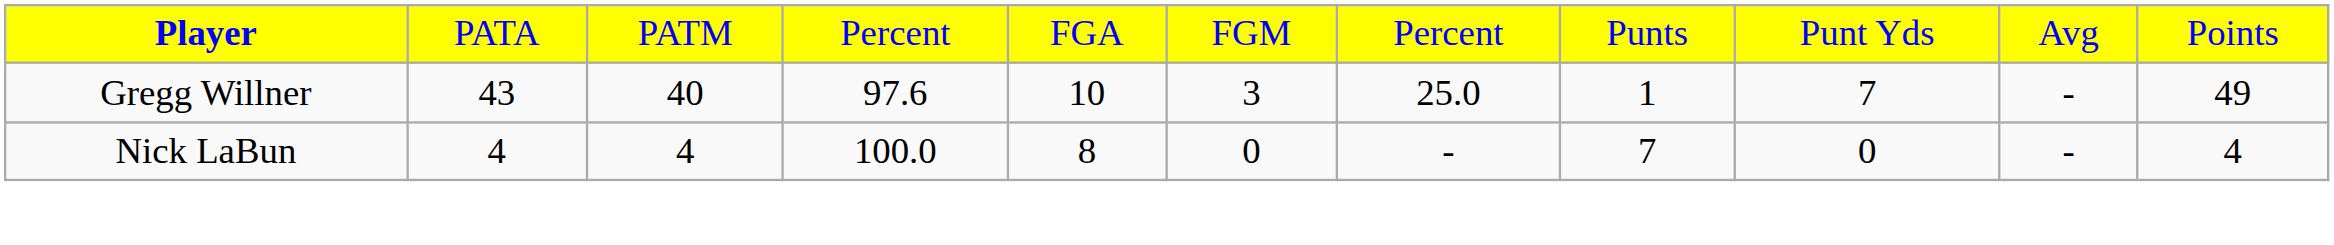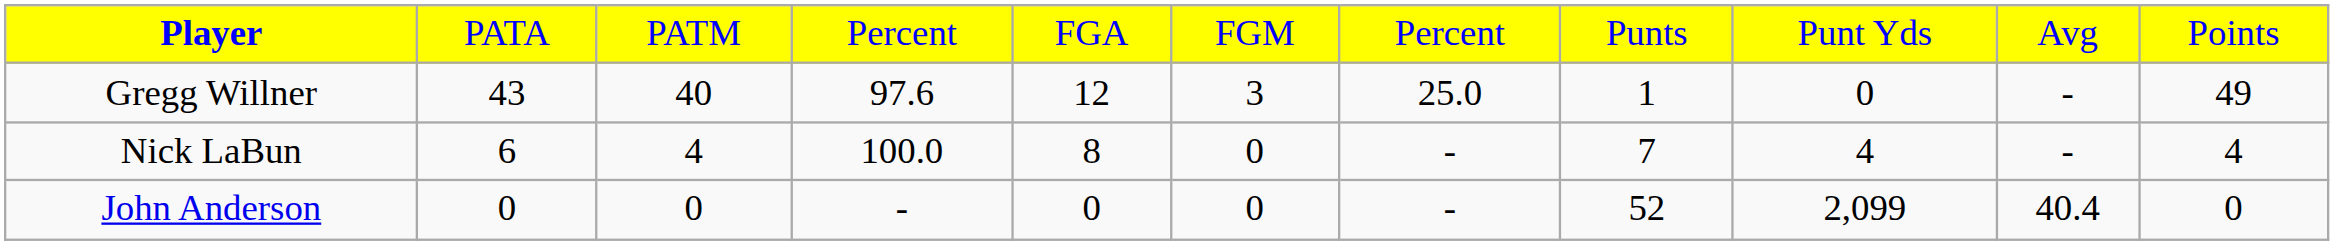(1087, 92) 10 -> (1092, 92) 12
(1867, 92) 7 -> (1865, 92) 0
(497, 150) 4 -> (507, 150) 6
(1867, 150) 0 -> (1865, 150) 4
+ row: (211, 208)
